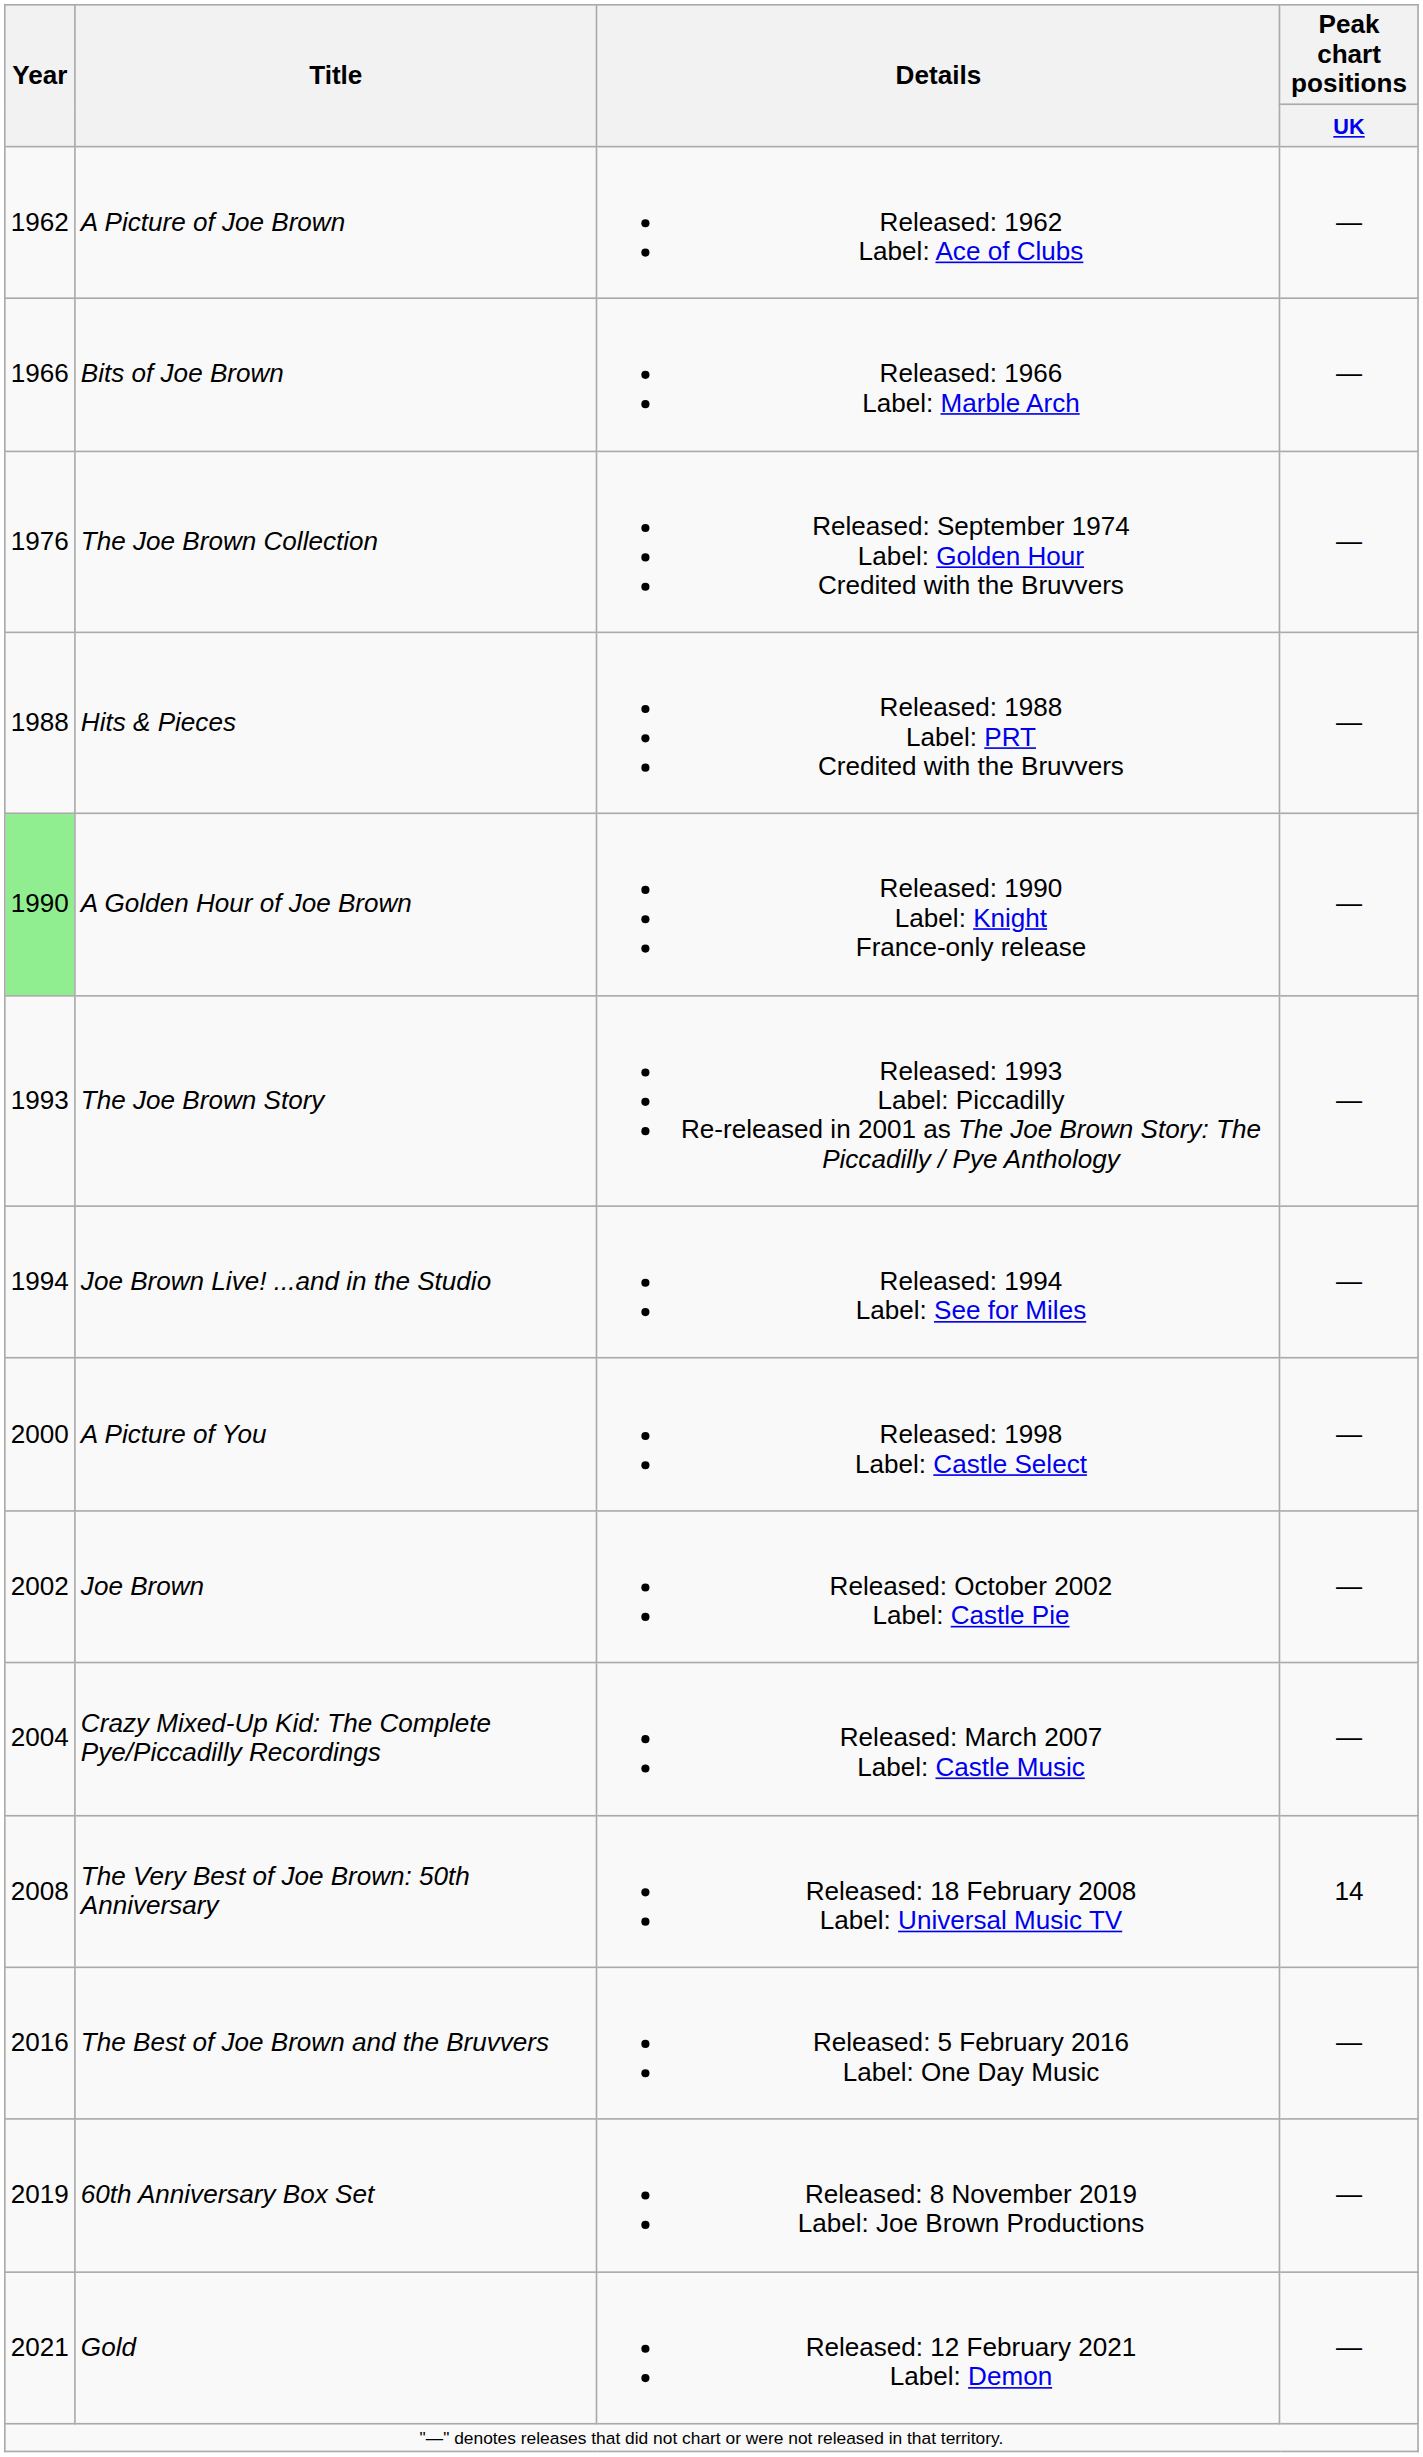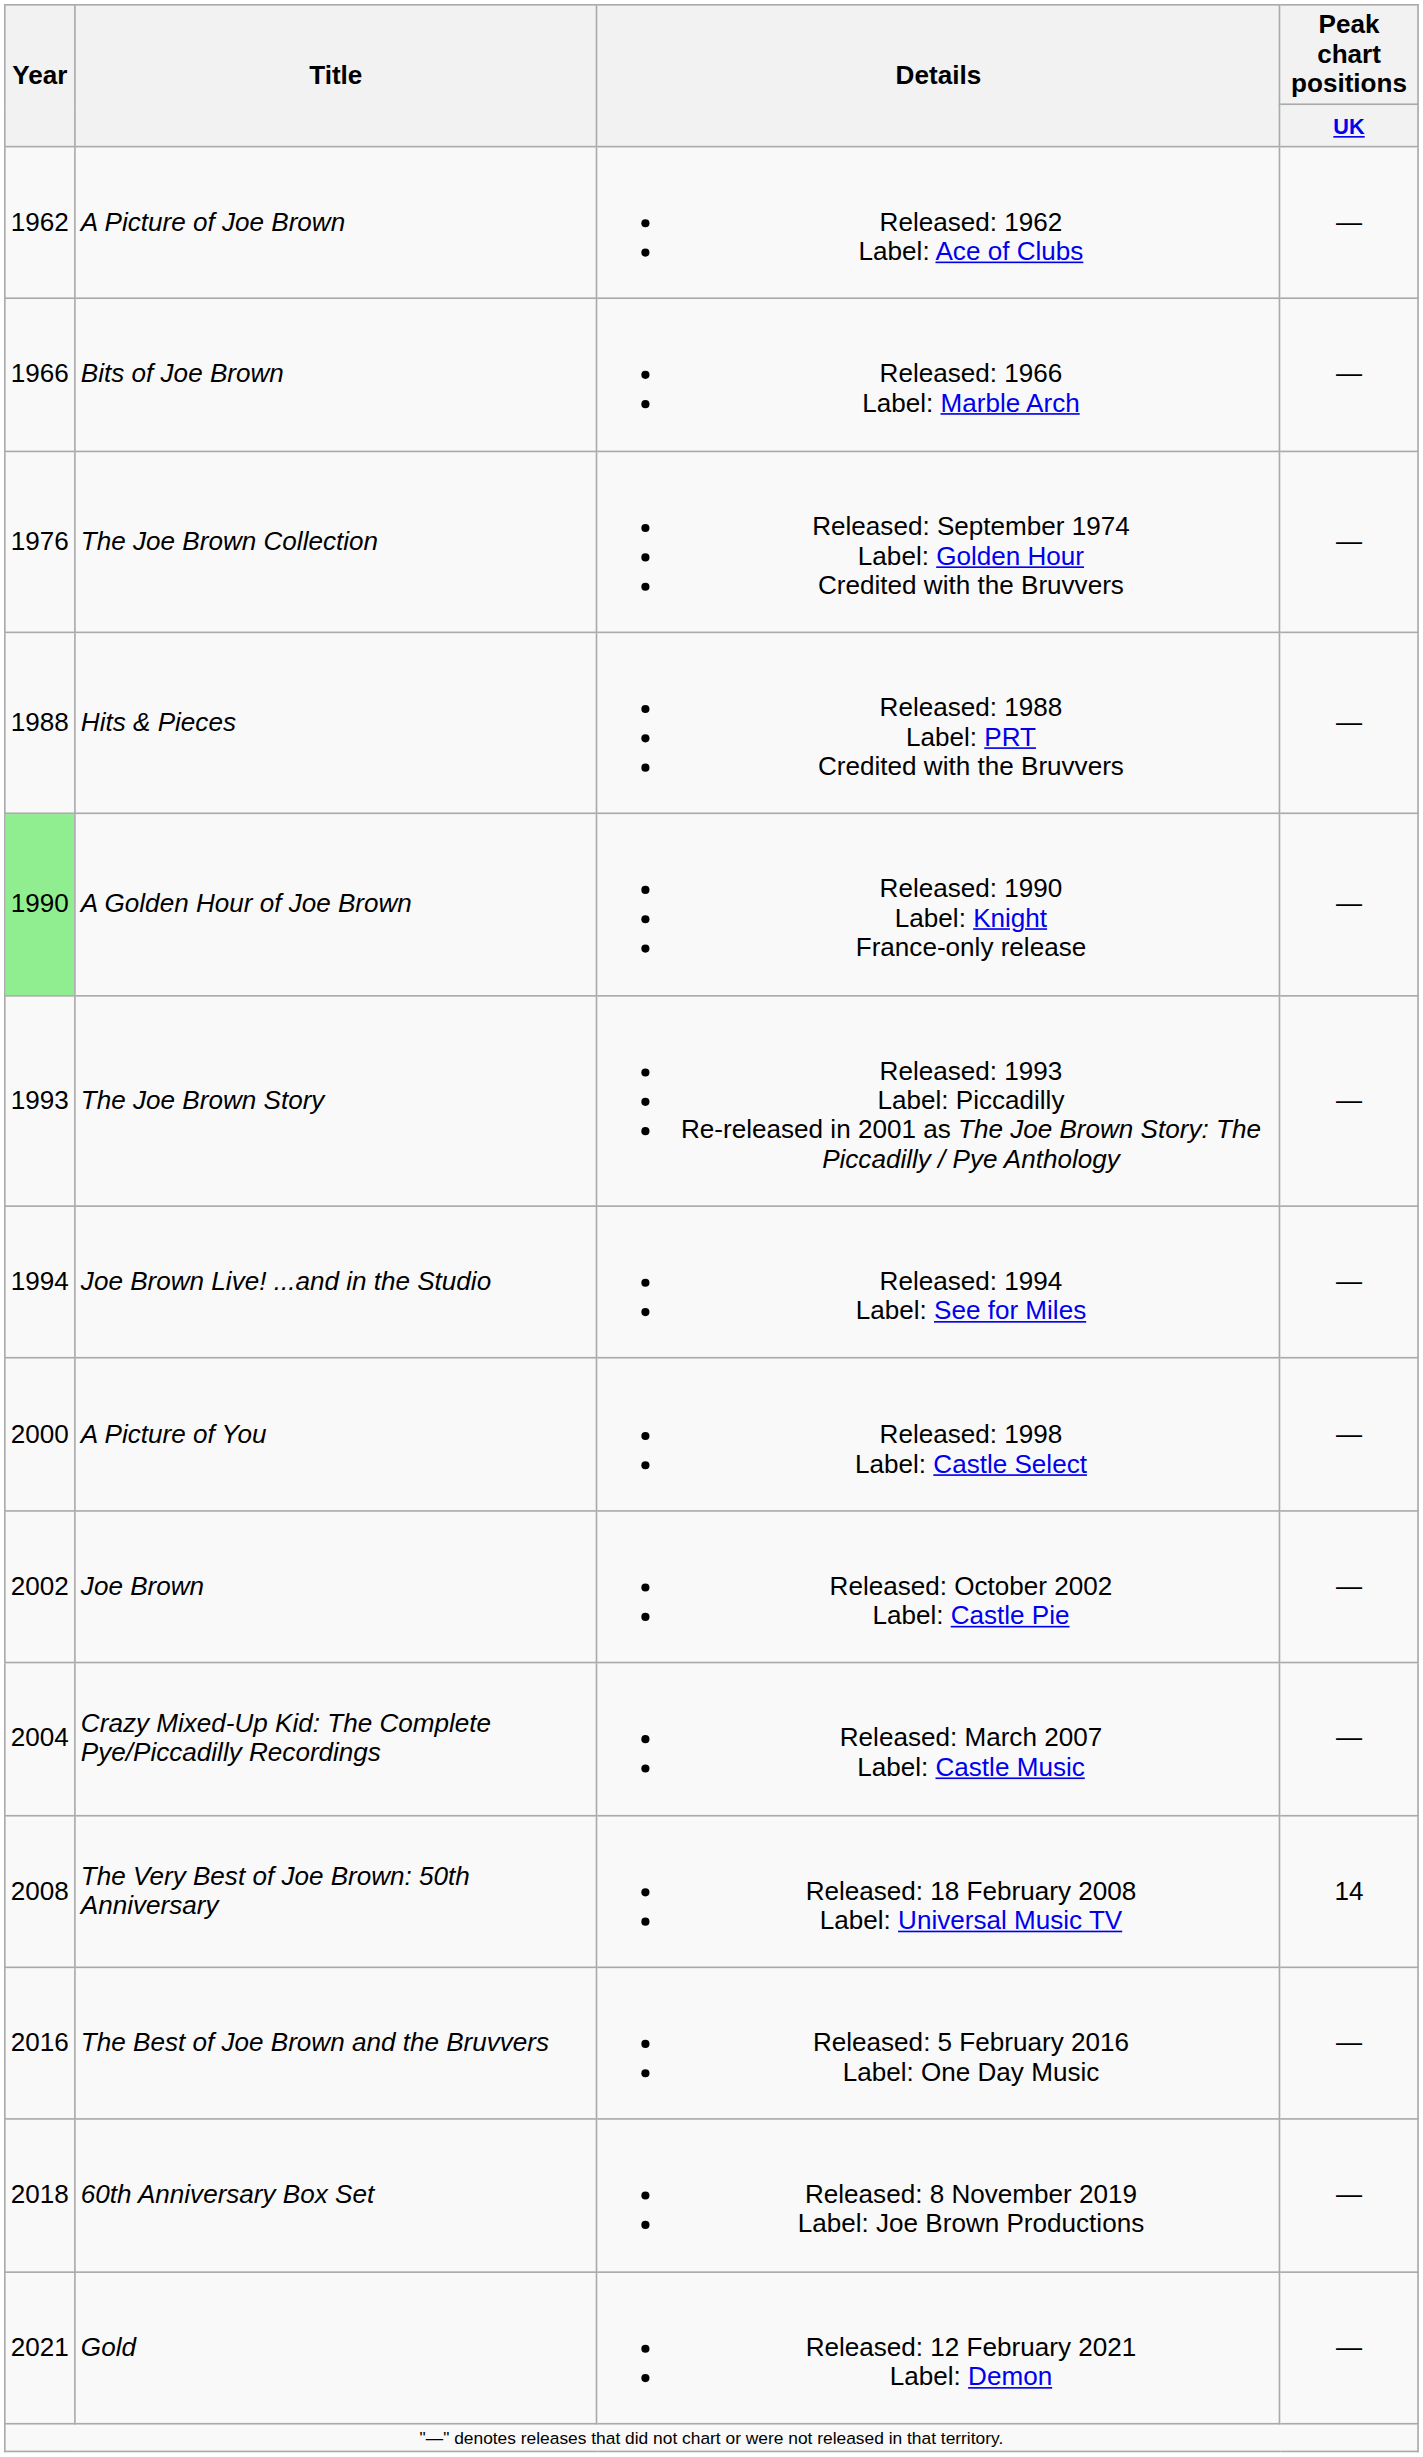(40, 2195) 2019 -> (40, 2195) 2018
